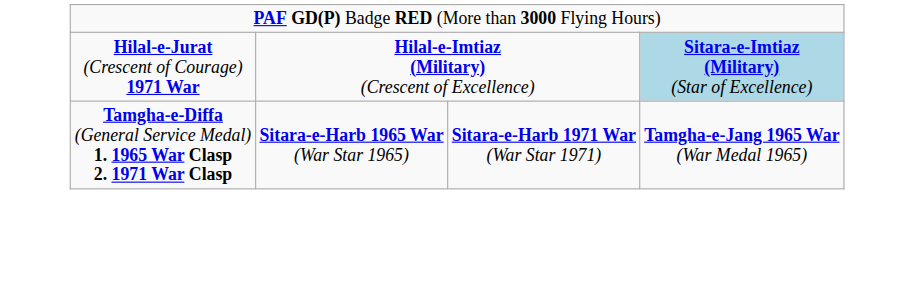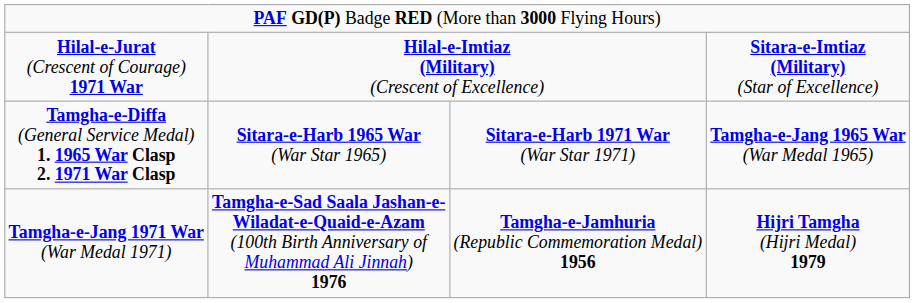(742, 66) lightblue background -> (808, 66) no background
+ row: (106, 242)
